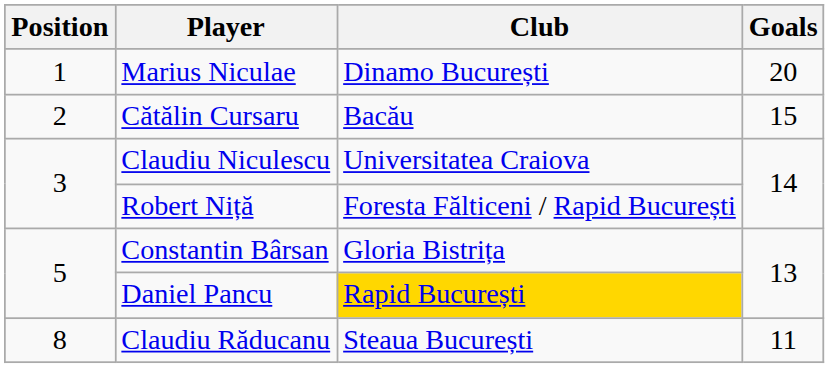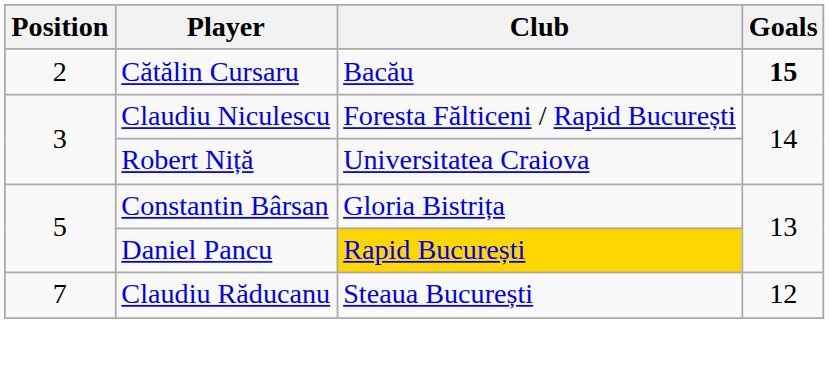- row: (209, 71)
(783, 116) normal -> (783, 71) bold
(466, 160) Universitatea Craiova -> (539, 116) Foresta Fălticeni / Rapid București
(539, 205) Foresta Fălticeni / Rapid București -> (466, 160) Universitatea Craiova
(60, 339) 8 -> (60, 294) 7
(783, 339) 11 -> (783, 294) 12
